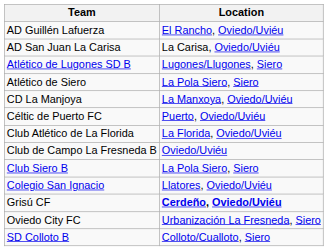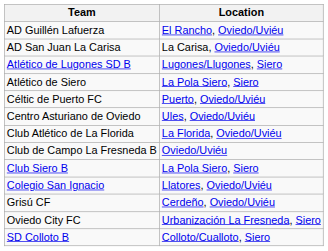- row: (44, 99)
+ row: (74, 116)
(222, 202) bold -> (218, 202) normal
